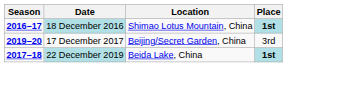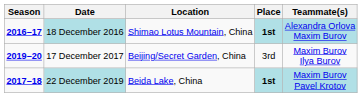+ column: (320, 12)
